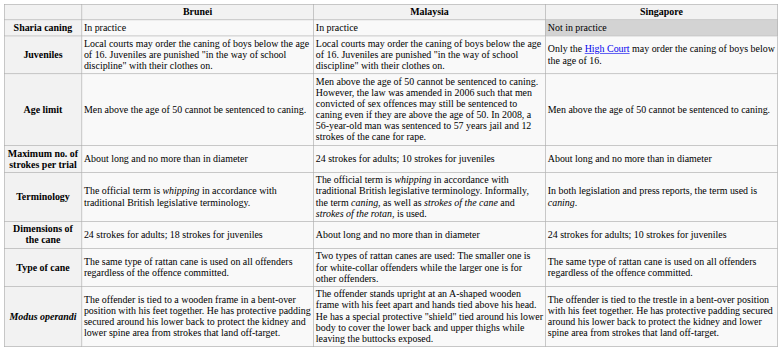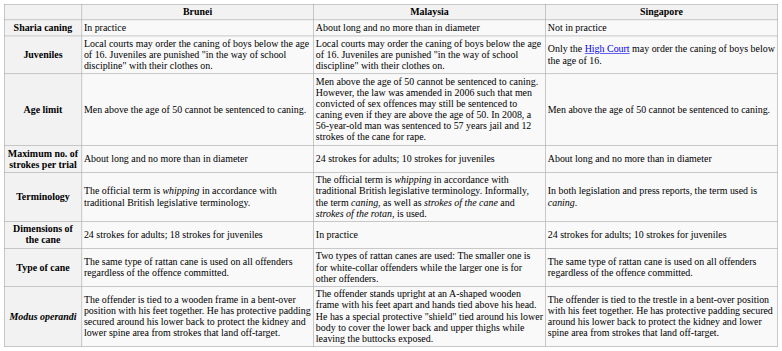(337, 28) In practice -> (398, 28) About long and no more than in diameter
(577, 28) lightgrey background -> (577, 28) no background
(398, 235) About long and no more than in diameter -> (337, 235) In practice
